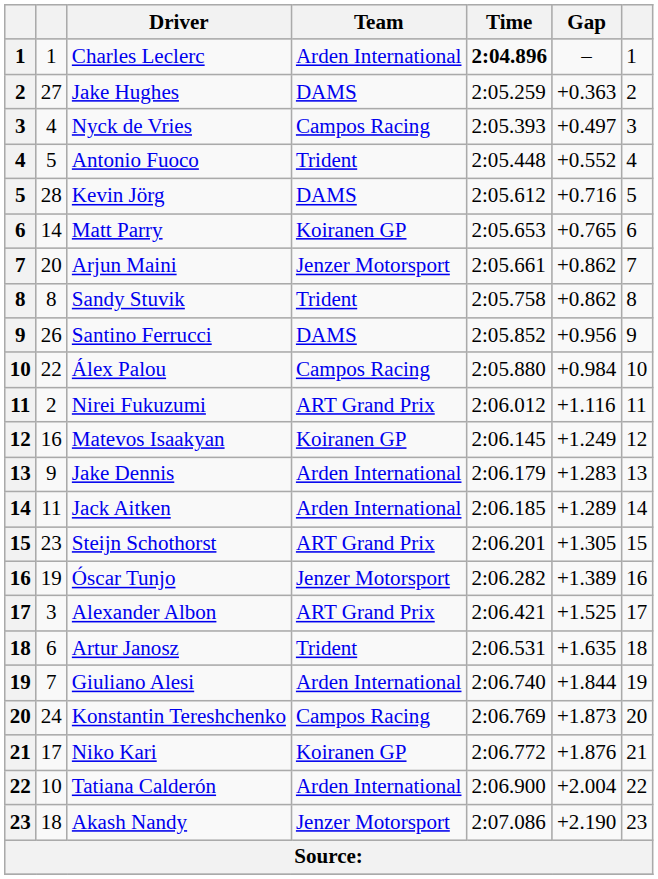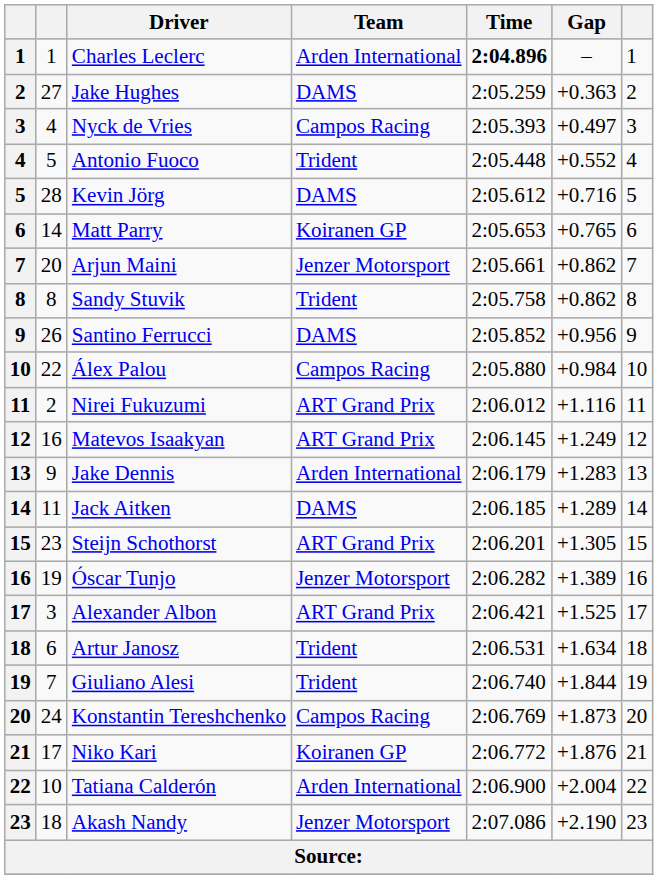(351, 438) Koiranen GP -> (365, 438) ART Grand Prix
(379, 508) Arden International -> (326, 508) DAMS
(587, 647) +1.635 -> (587, 647) +1.634
(379, 682) Arden International -> (327, 682) Trident
